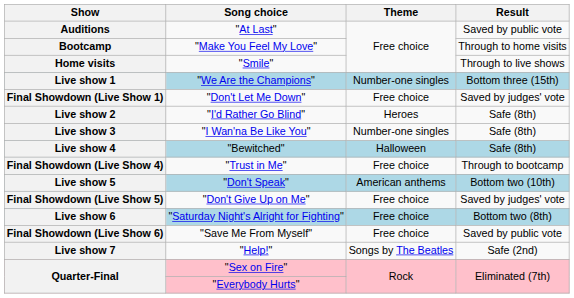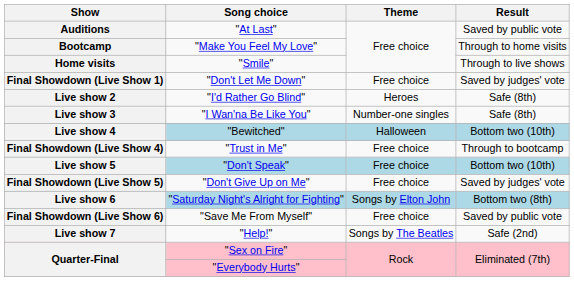- row: (85, 81)
(513, 149) Safe (8th) -> (512, 132) Bottom two (10th)
(401, 183) American anthems -> (401, 166) Free choice
(401, 217) Free choice -> (401, 200) Songs by Elton John
